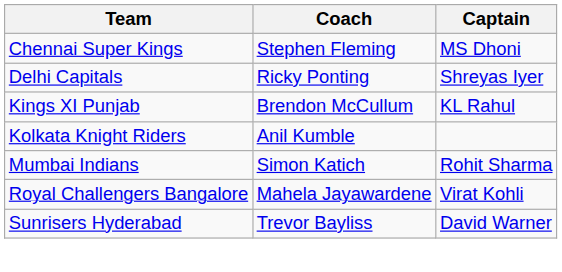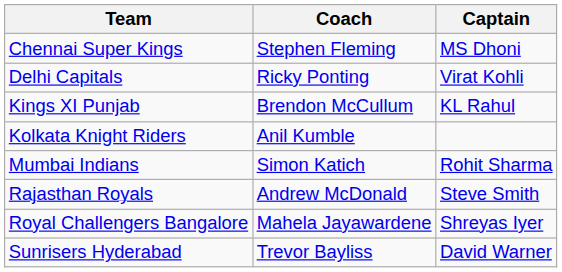(492, 77) Shreyas Iyer -> (482, 77) Virat Kohli
+ row: (81, 194)
(482, 194) Virat Kohli -> (492, 223) Shreyas Iyer
